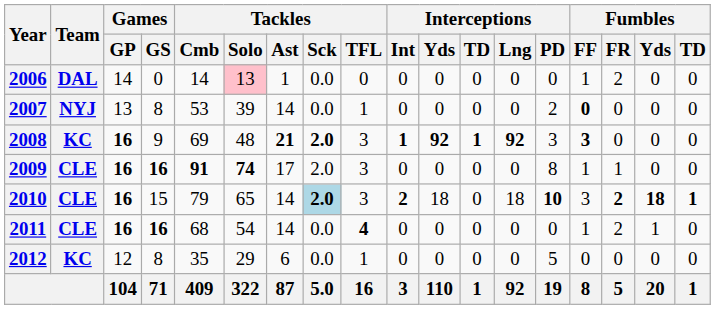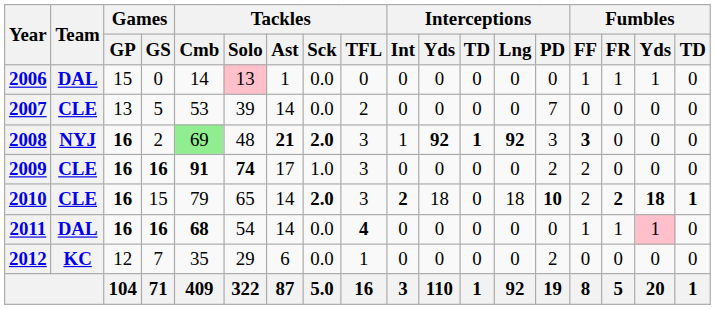(123, 79) 14 -> (123, 79) 15
(618, 79) 2 -> (618, 79) 1
(655, 79) 0 -> (655, 79) 1
(78, 109) NYJ -> (78, 109) CLE
(158, 109) 8 -> (158, 109) 5
(364, 109) 1 -> (364, 109) 2
(553, 109) 2 -> (553, 109) 7
(585, 109) bold -> (585, 109) normal
(78, 139) KC -> (78, 139) NYJ
(158, 139) 9 -> (158, 139) 2
(199, 139) no background -> (199, 139) lightgreen background
(403, 139) bold -> (403, 139) normal
(322, 169) 2.0 -> (322, 169) 1.0
(553, 169) 8 -> (553, 169) 2
(585, 169) 1 -> (585, 169) 2
(618, 169) 1 -> (618, 169) 0
(322, 199) lightblue background -> (322, 199) no background
(585, 199) 3 -> (585, 199) 2
(78, 229) CLE -> (78, 229) DAL
(199, 229) normal -> (199, 229) bold
(618, 229) 2 -> (618, 229) 1
(655, 229) no background -> (655, 229) pink background
(158, 259) 8 -> (158, 259) 7
(553, 259) 5 -> (553, 259) 2
